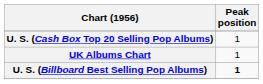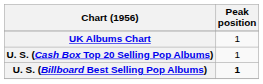rows swapped: (110, 54) <-> (110, 39)
